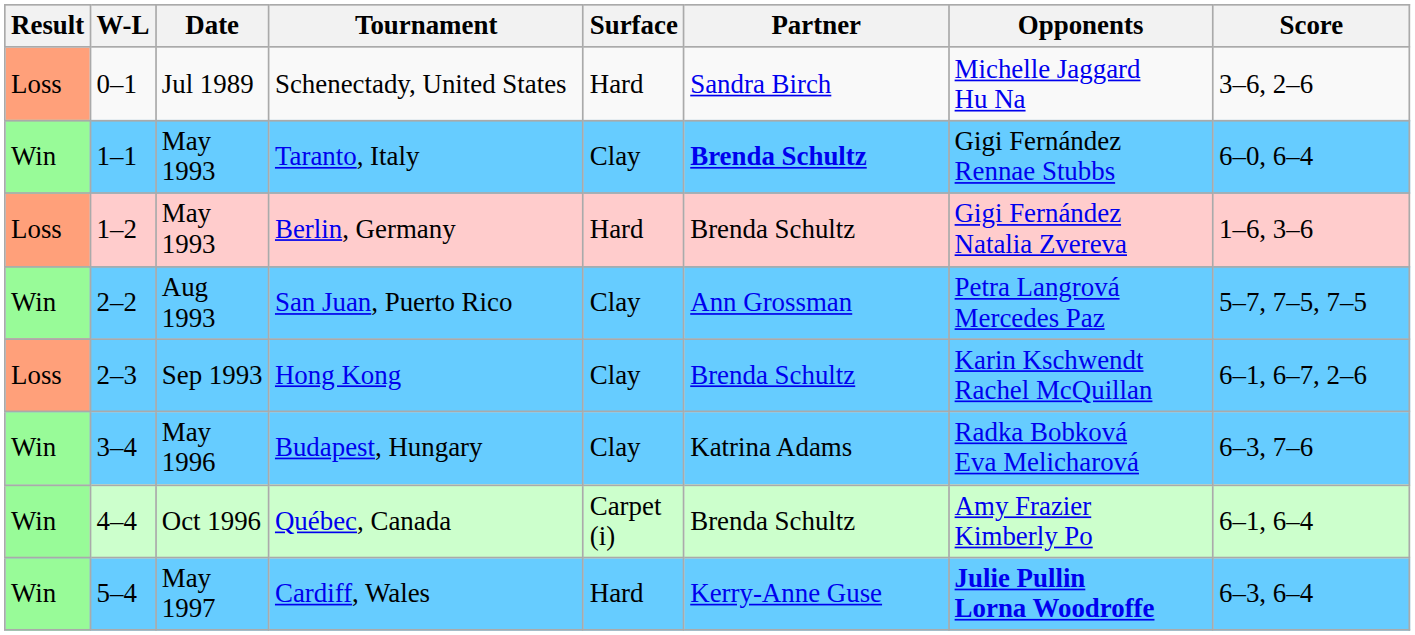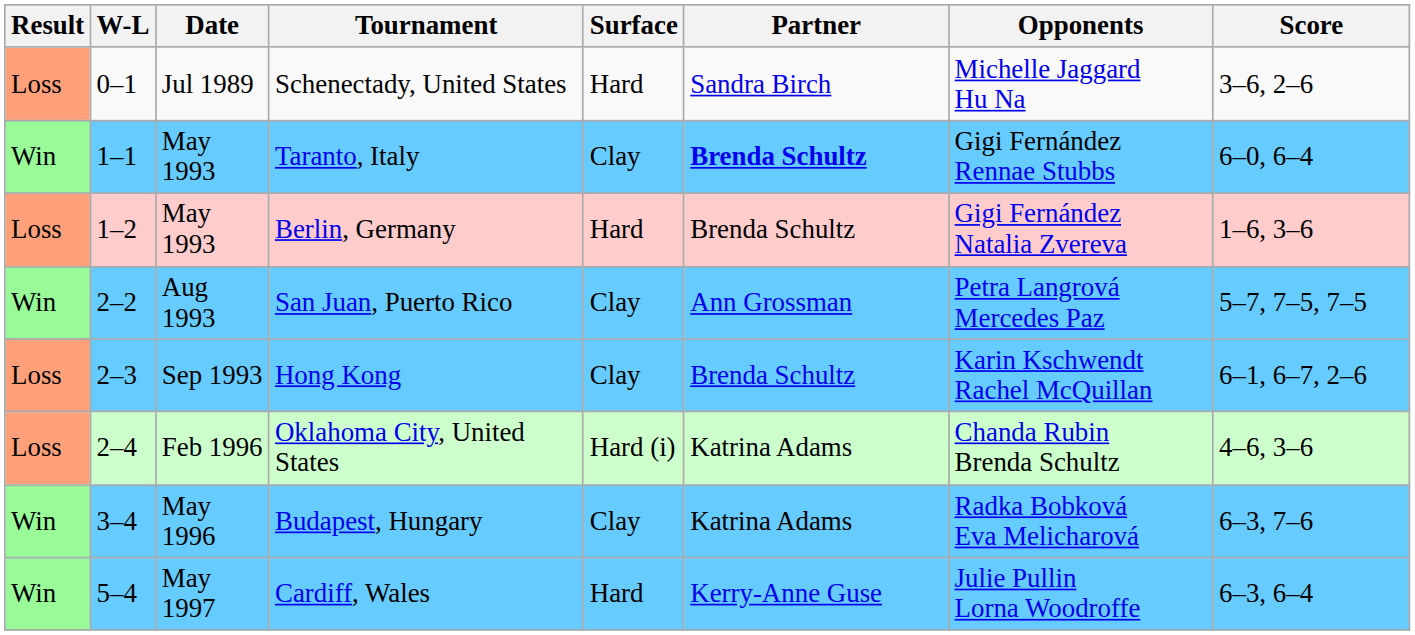+ row: (400, 447)
- row: (363, 520)
(1055, 593) bold -> (1047, 593) normal
